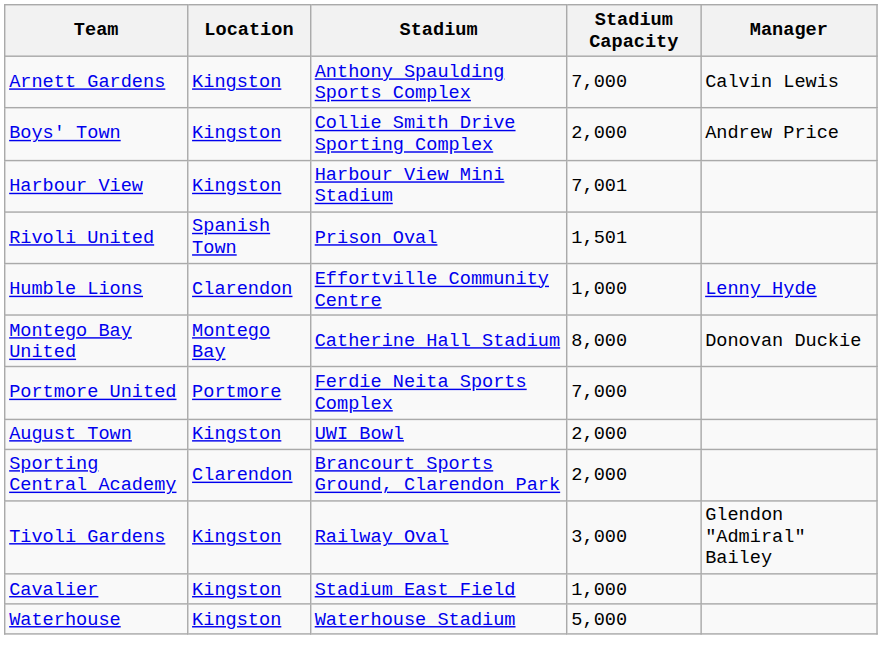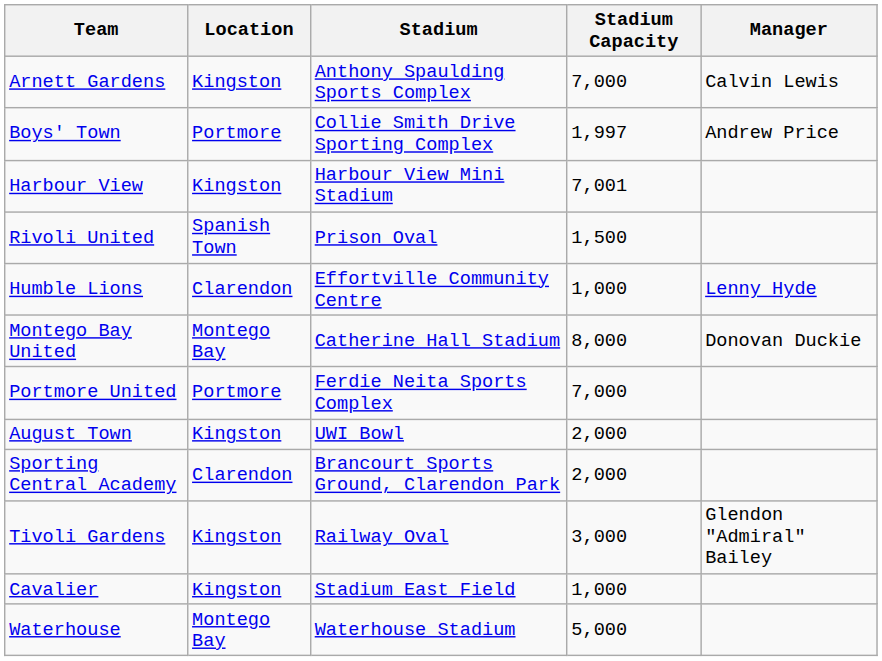(237, 134) Kingston -> (237, 134) Portmore
(599, 134) 2,000 -> (599, 134) 1,997
(599, 238) 1,501 -> (599, 238) 1,500
(237, 619) Kingston -> (231, 630) Montego Bay
